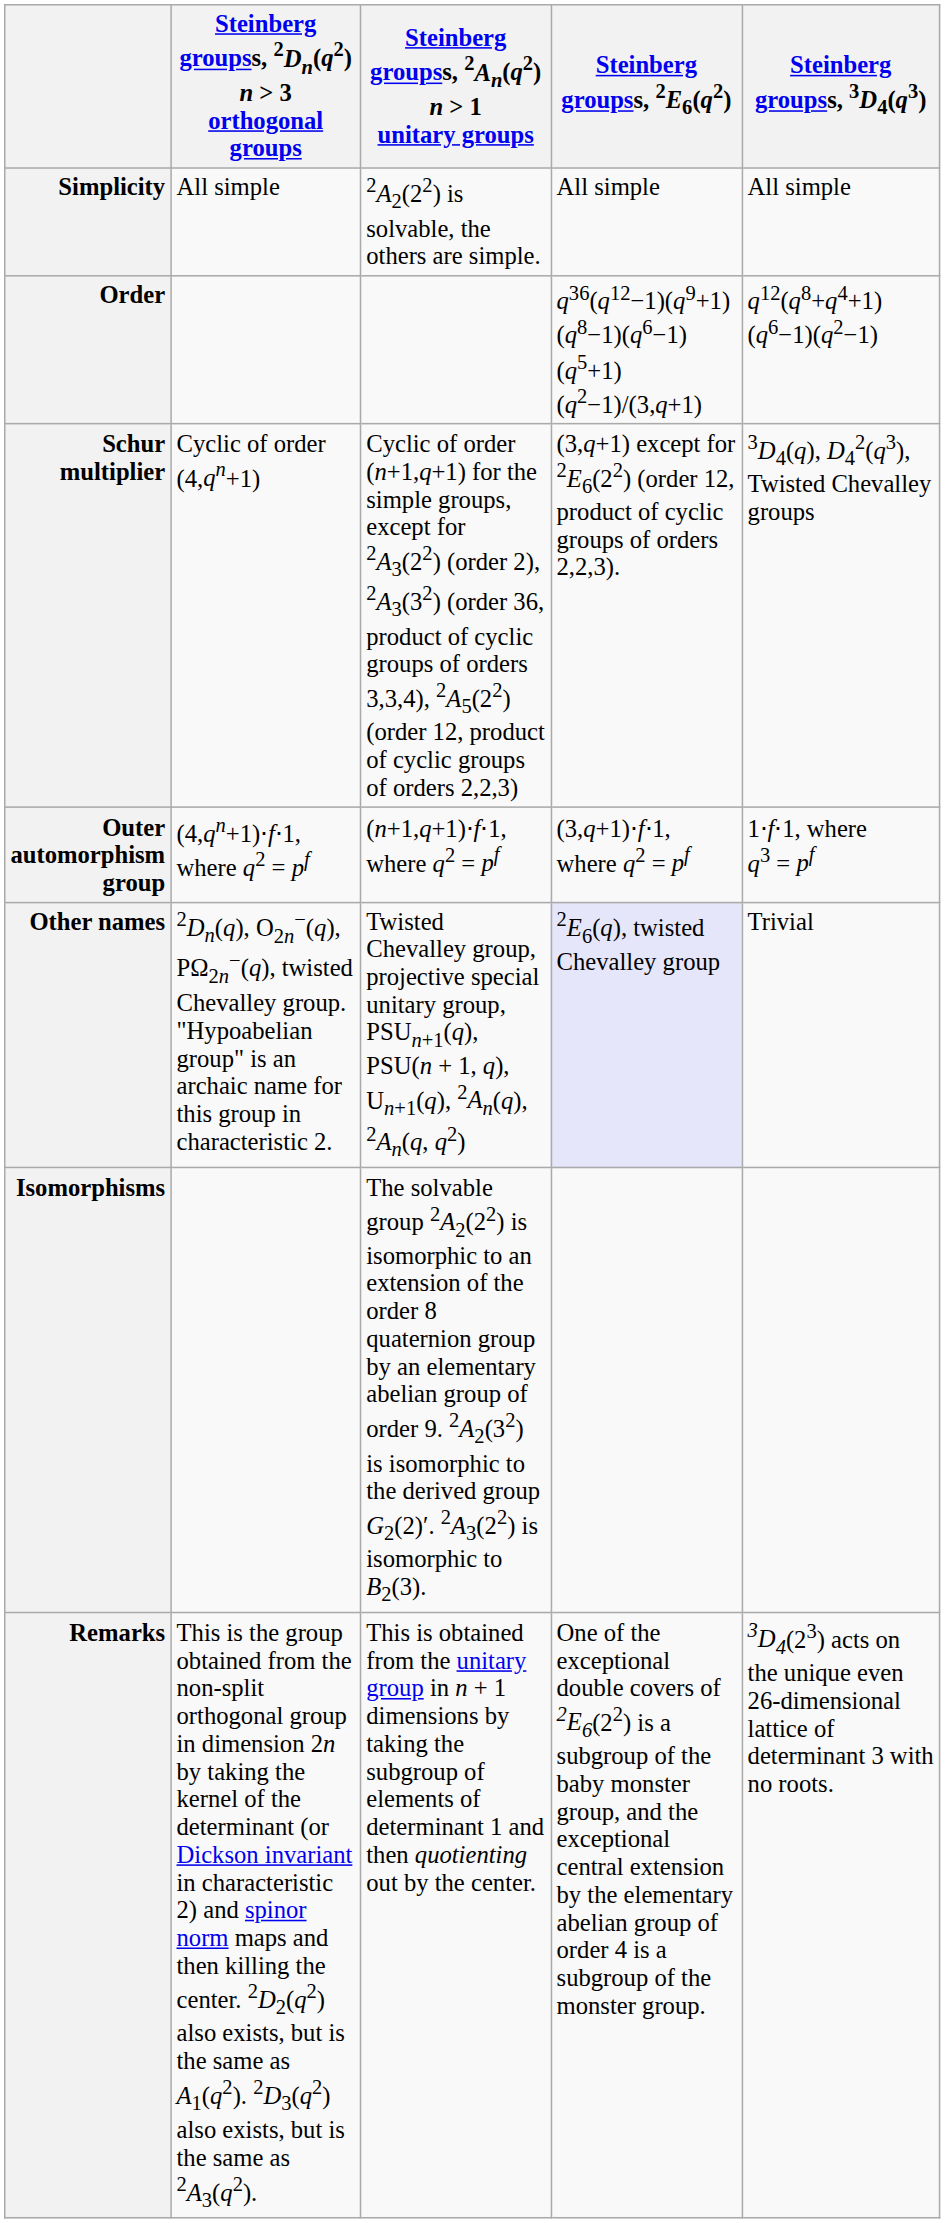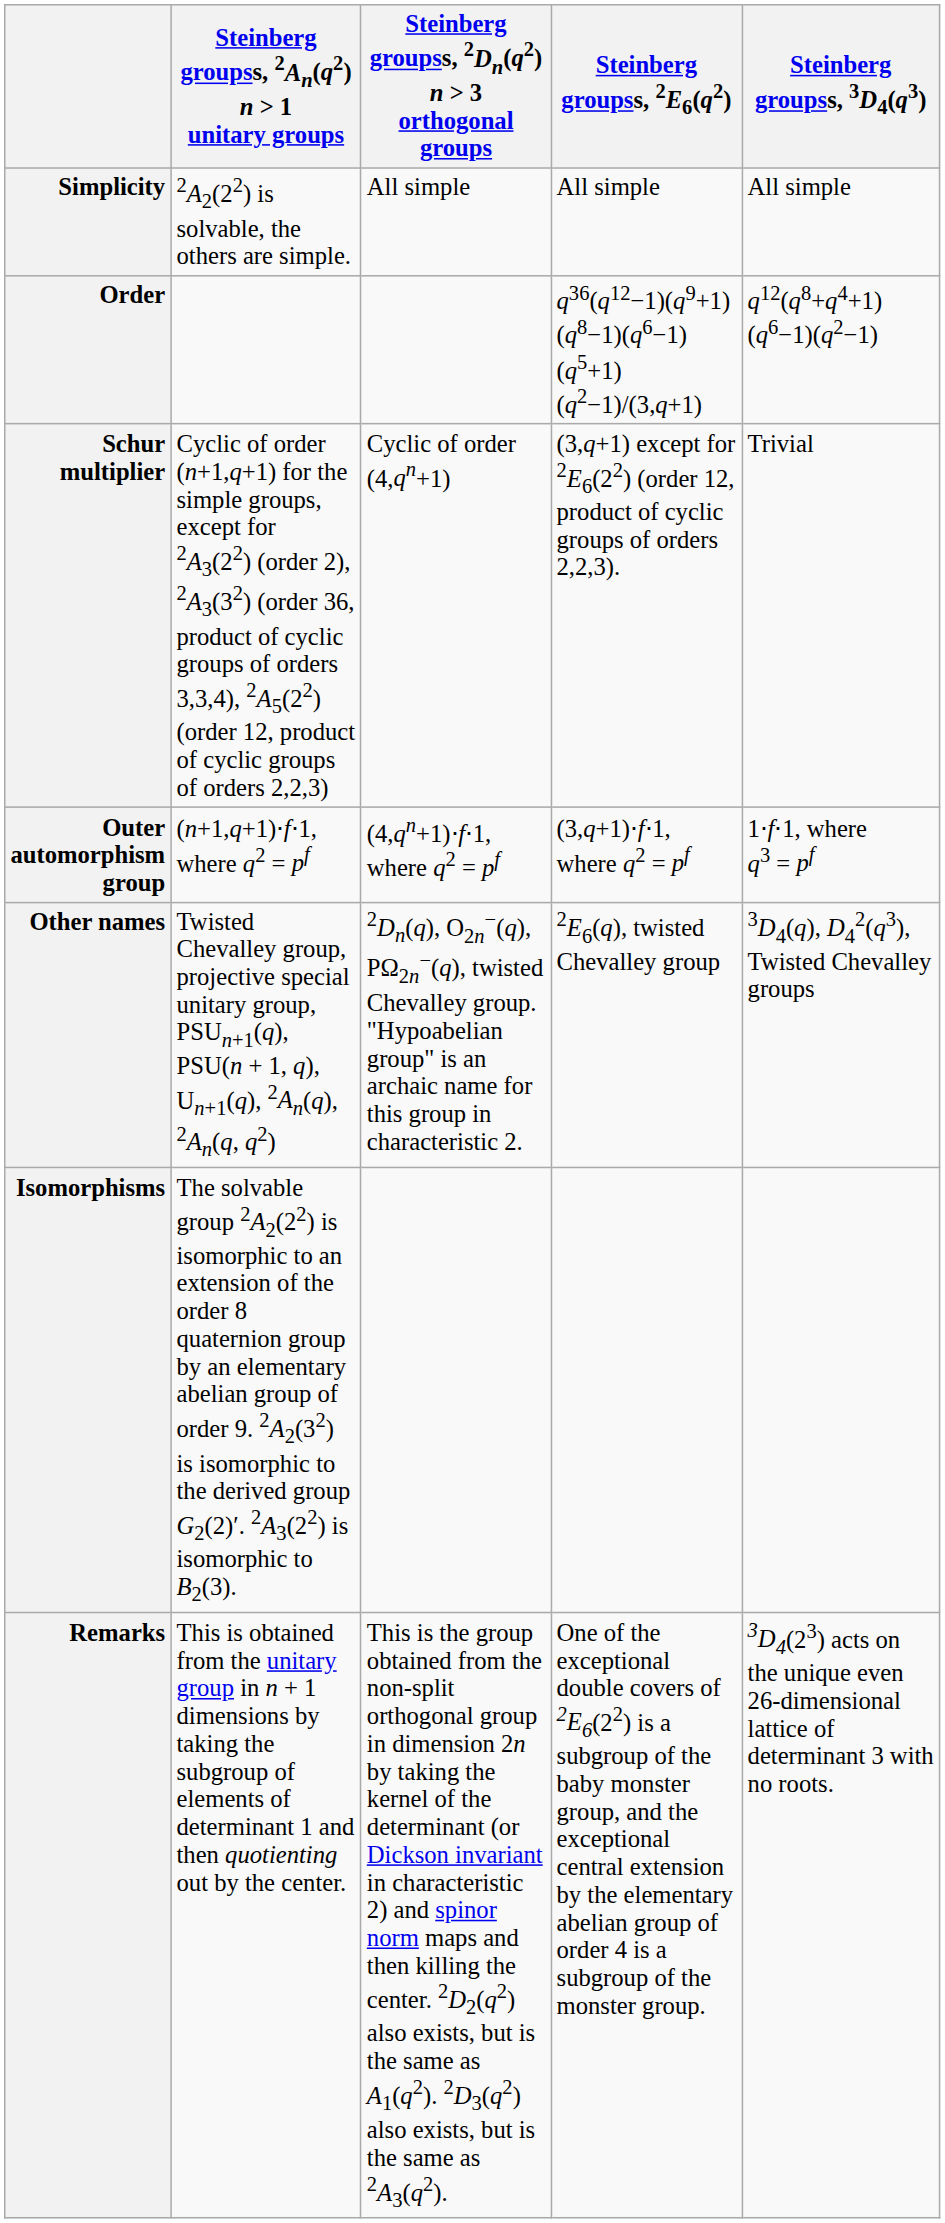columns swapped: (456, 86) <-> (266, 86)
(839, 477) 3D4(q), D42(q3), Twisted Chevalley groups -> (781, 443) Trivial
(638, 941) lavender background -> (638, 941) no background
(781, 921) Trivial -> (839, 955) 3D4(q), D42(q3), Twisted Chevalley groups
